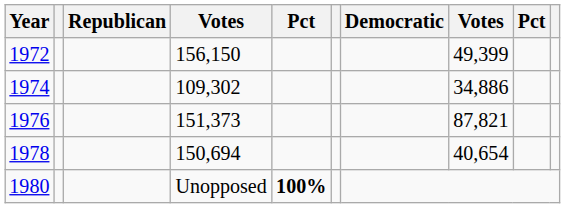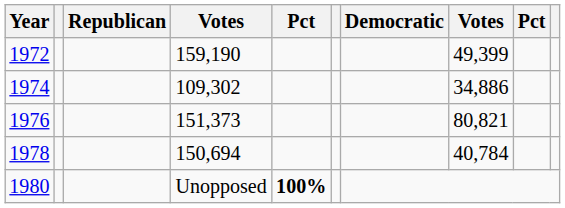(208, 54) 156,150 -> (208, 54) 159,190
(481, 120) 87,821 -> (481, 120) 80,821
(481, 153) 40,654 -> (481, 153) 40,784
